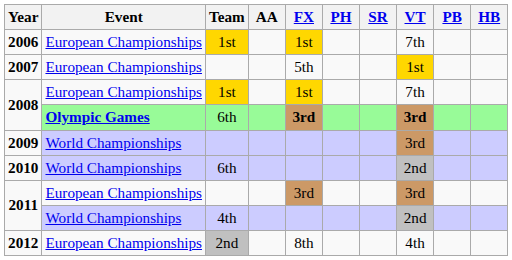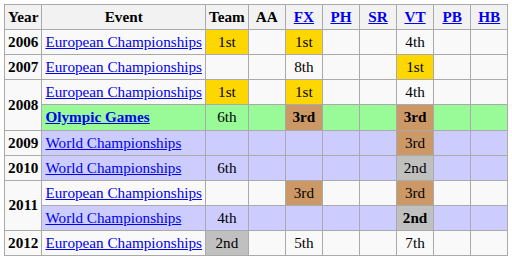(415, 42) 7th -> (415, 42) 4th
(304, 67) 5th -> (304, 67) 8th
(415, 92) 7th -> (415, 92) 4th
(415, 217) normal -> (415, 217) bold
(304, 242) 8th -> (304, 242) 5th
(415, 242) 4th -> (415, 242) 7th
